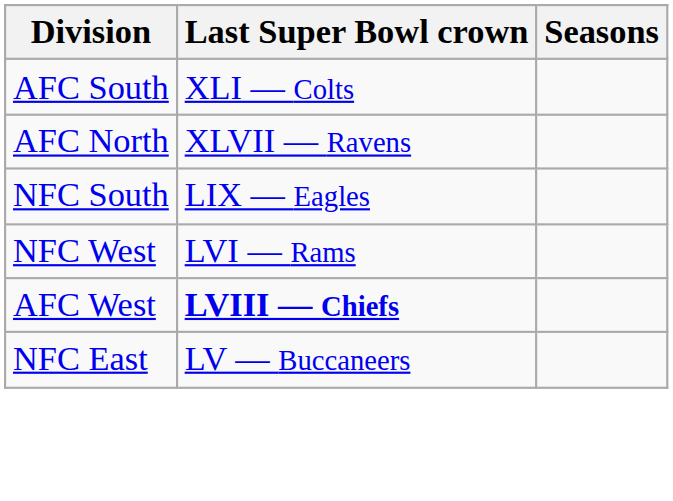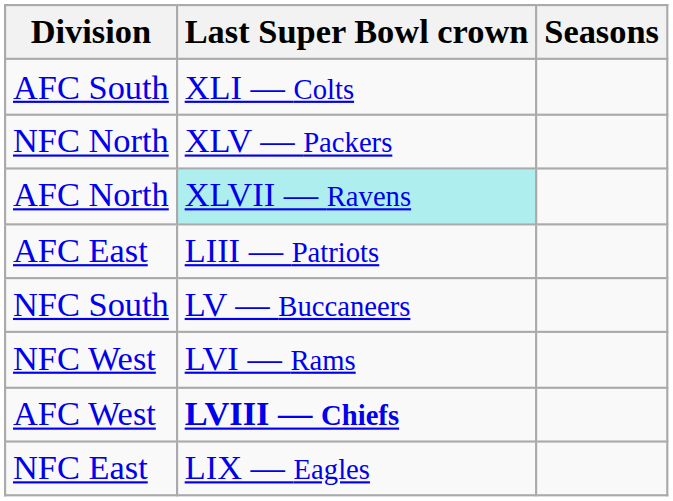+ row: (91, 140)
(298, 140) no background -> (298, 195) paleturquoise background
+ row: (80, 250)
(277, 195) LIX — Eagles -> (298, 304) LV — Buccaneers
(298, 359) LV — Buccaneers -> (277, 468) LIX — Eagles
